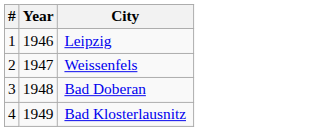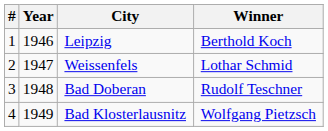+ column: (258, 16)
